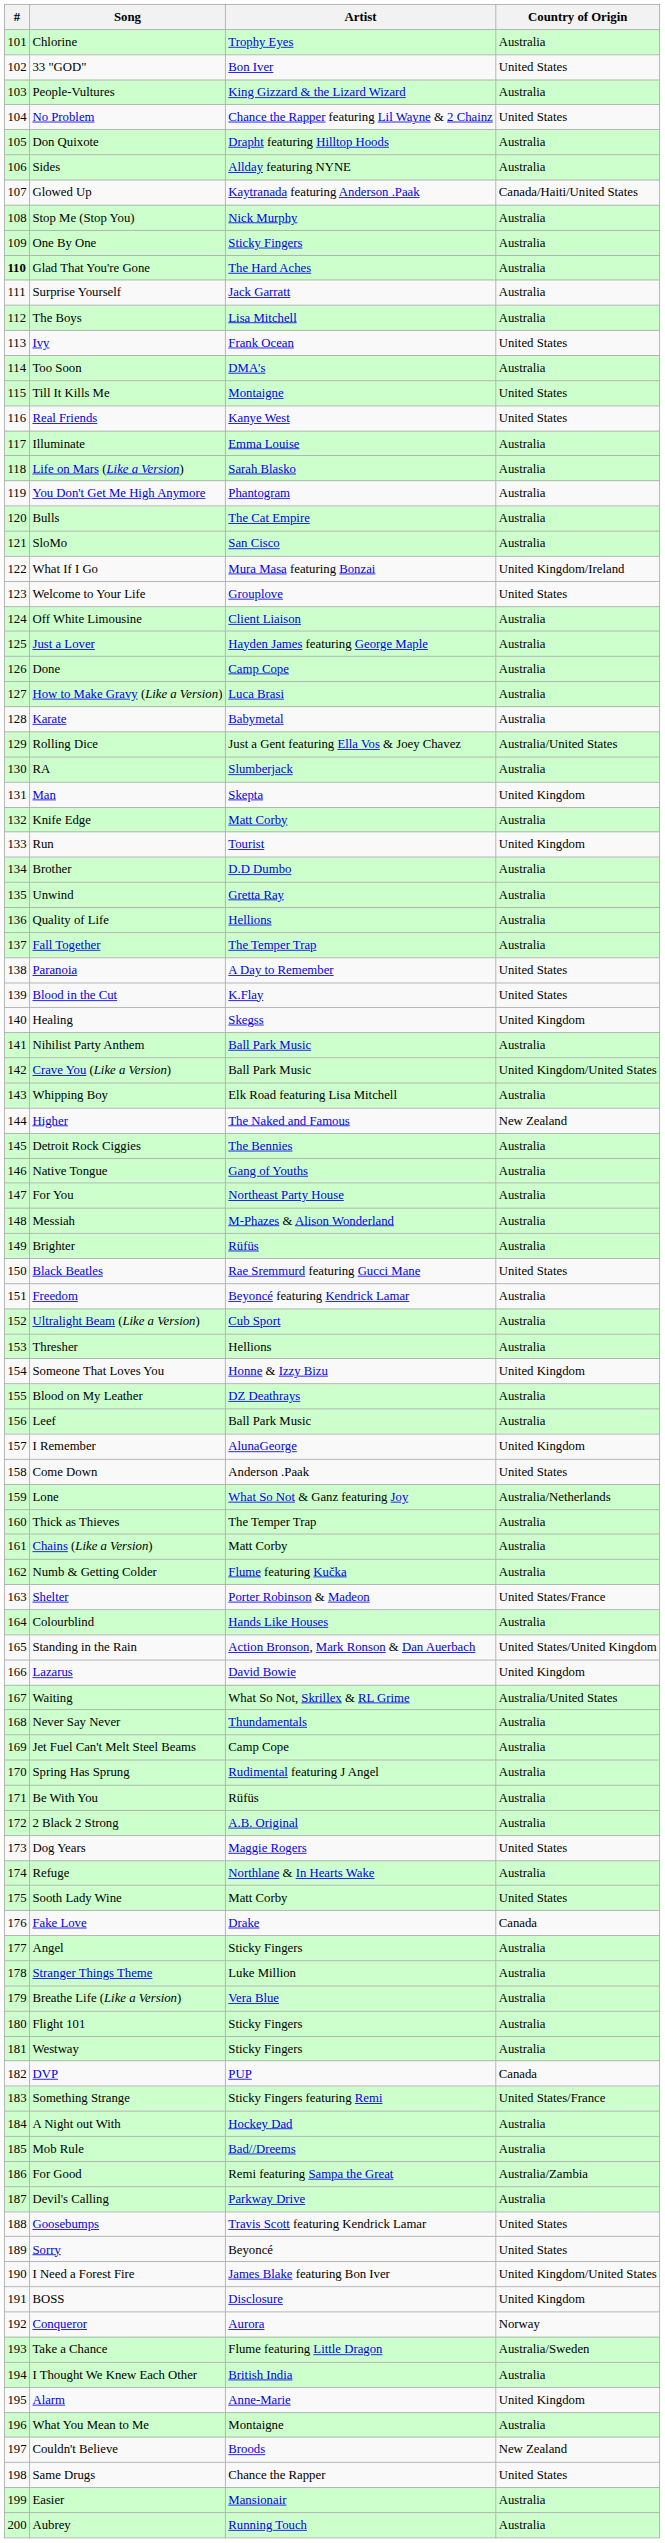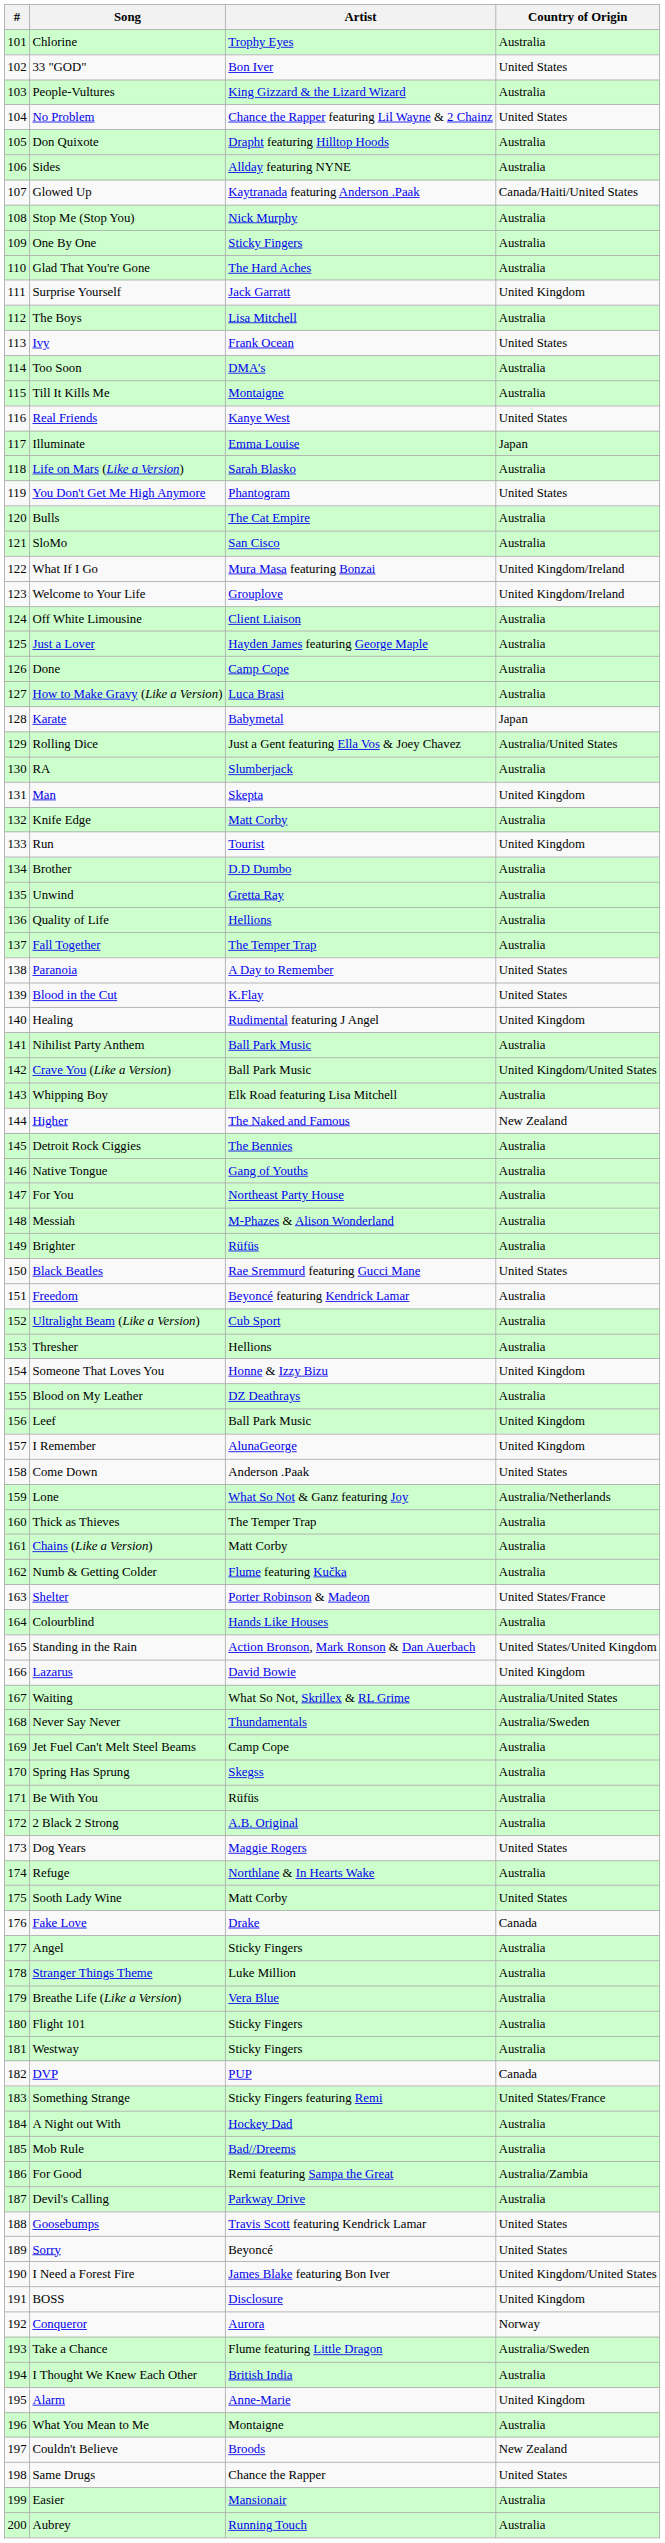(17, 267) bold -> (17, 267) normal
(522, 292) Australia -> (542, 292) United Kingdom
(533, 393) United States -> (522, 393) Australia
(522, 443) Australia -> (513, 443) Japan
(522, 493) Australia -> (533, 493) United States
(533, 593) United States -> (562, 593) United Kingdom/Ireland
(522, 719) Australia -> (513, 719) Japan
(246, 1020) Skegss -> (304, 1020) Rudimental featuring J Angel
(522, 1421) Australia -> (542, 1421) United Kingdom
(522, 1722) Australia -> (544, 1722) Australia/Sweden
(304, 1772) Rudimental featuring J Angel -> (246, 1772) Skegss
